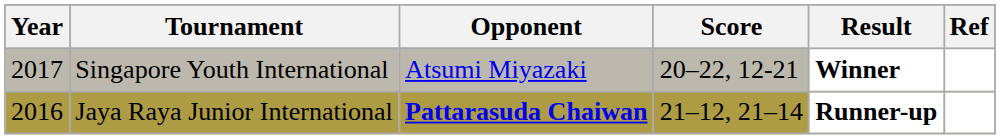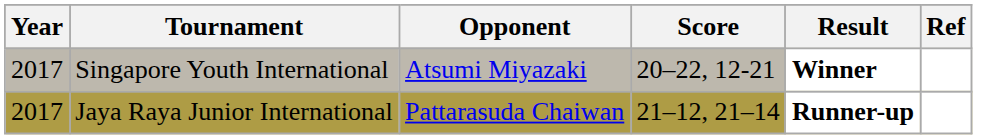(37, 112) 2016 -> (37, 112) 2017
(526, 112) bold -> (515, 112) normal
